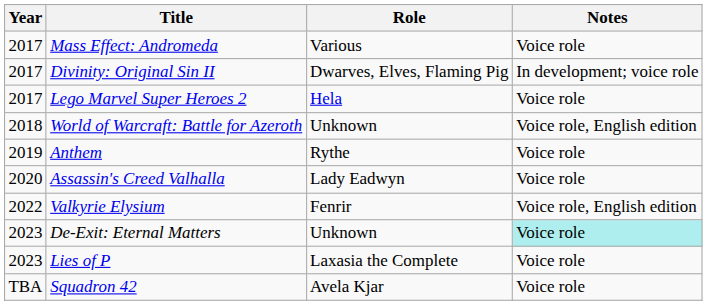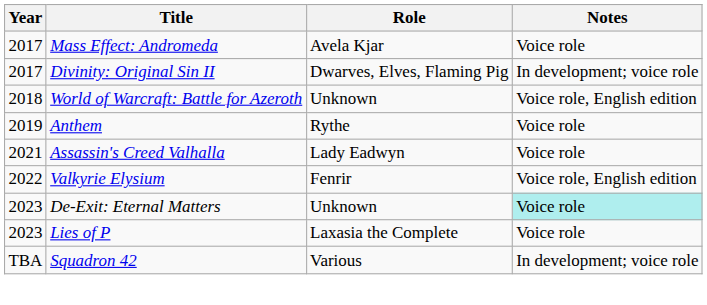(336, 44) Various -> (347, 44) Avela Kjar
- row: (148, 98)
(25, 179) 2020 -> (25, 152) 2021
(347, 286) Avela Kjar -> (336, 260) Various
(551, 286) Voice role -> (607, 260) In development; voice role
